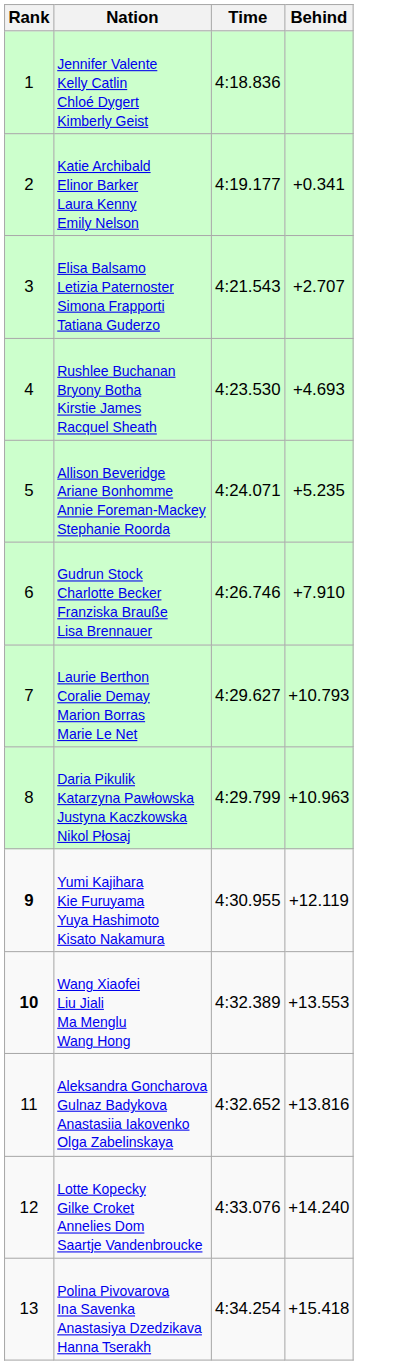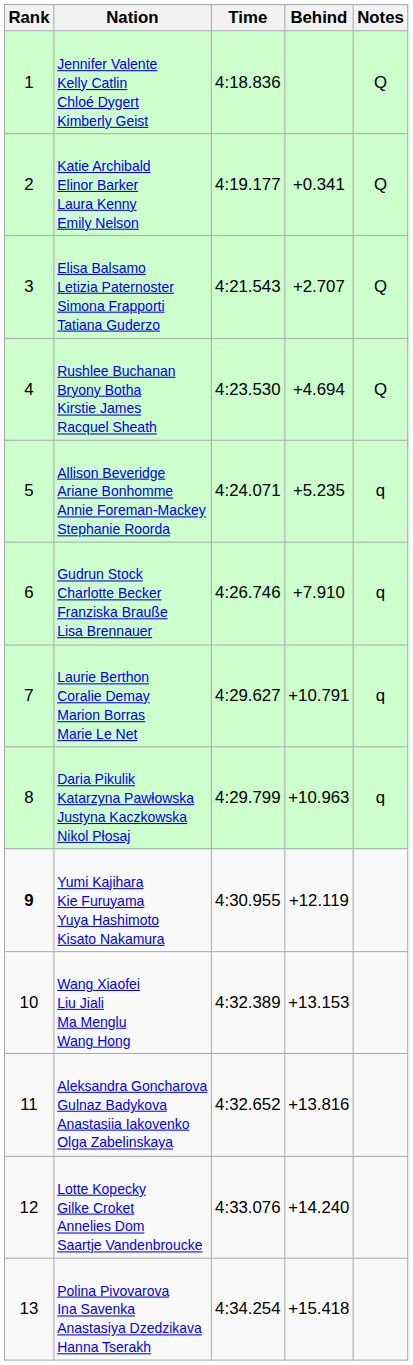+ column: (381, 17)
(319, 388) +4.693 -> (319, 388) +4.694
(319, 695) +10.793 -> (319, 695) +10.791
(29, 1002) bold -> (29, 1002) normal
(319, 1002) +13.553 -> (319, 1002) +13.153
